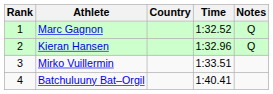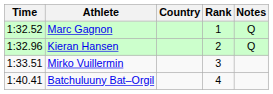columns swapped: (20, 13) <-> (213, 13)
